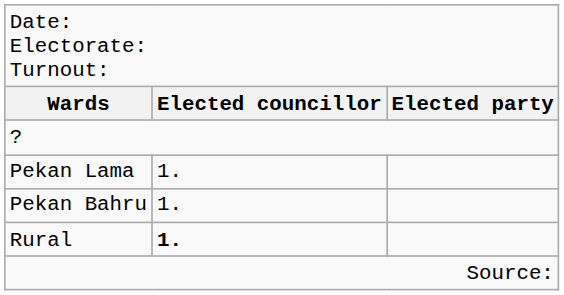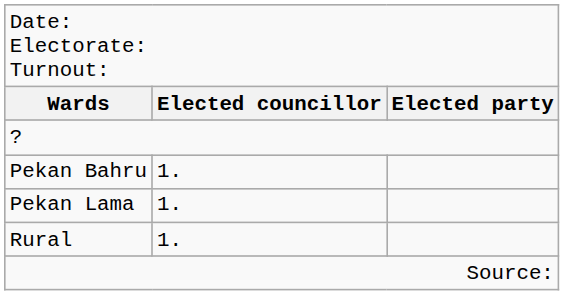rows swapped: (78, 205) <-> (72, 171)
(169, 239) bold -> (169, 239) normal
